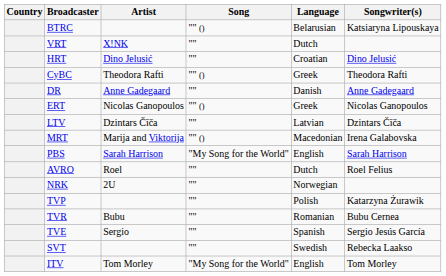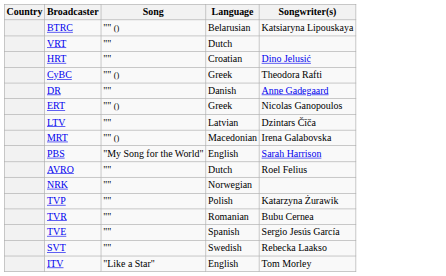- column: (144, 12)
(239, 264) "My Song for the World" -> (129, 264) "Like a Star"
